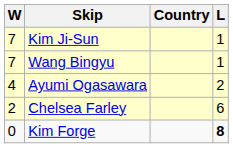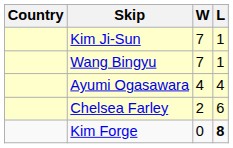columns swapped: (182, 16) <-> (15, 16)
(220, 85) 2 -> (220, 85) 4
